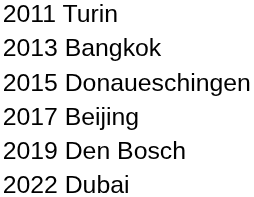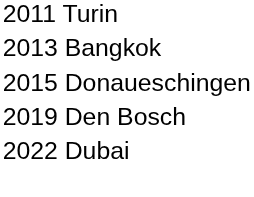- row: (71, 116)
